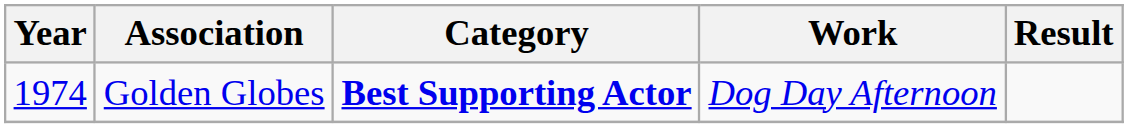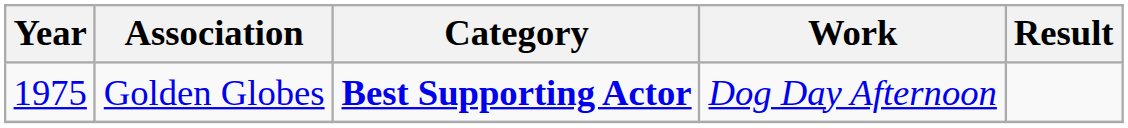(50, 91) 1974 -> (50, 91) 1975
